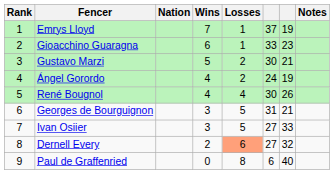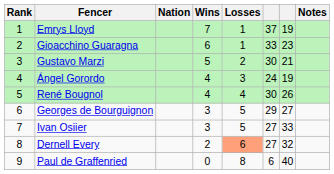(243, 78) 2 -> (243, 78) 3
(271, 111) 31 -> (271, 111) 29
(287, 111) 21 -> (287, 111) 27
